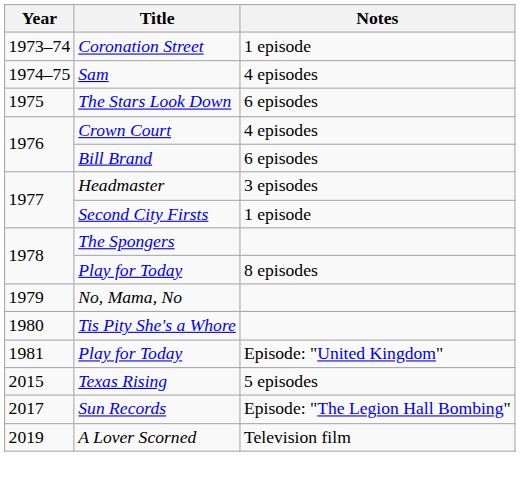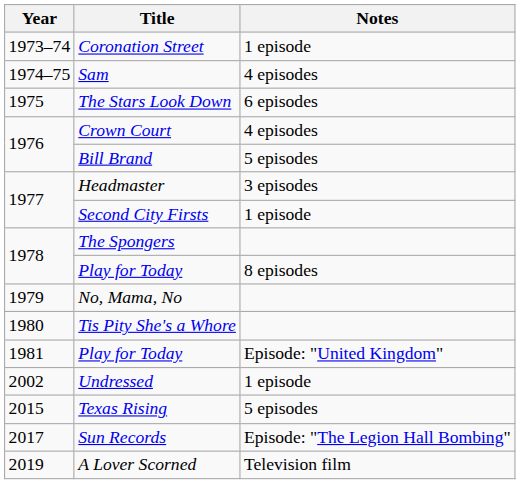(281, 158) 6 episodes -> (281, 158) 5 episodes
+ row: (26, 381)
